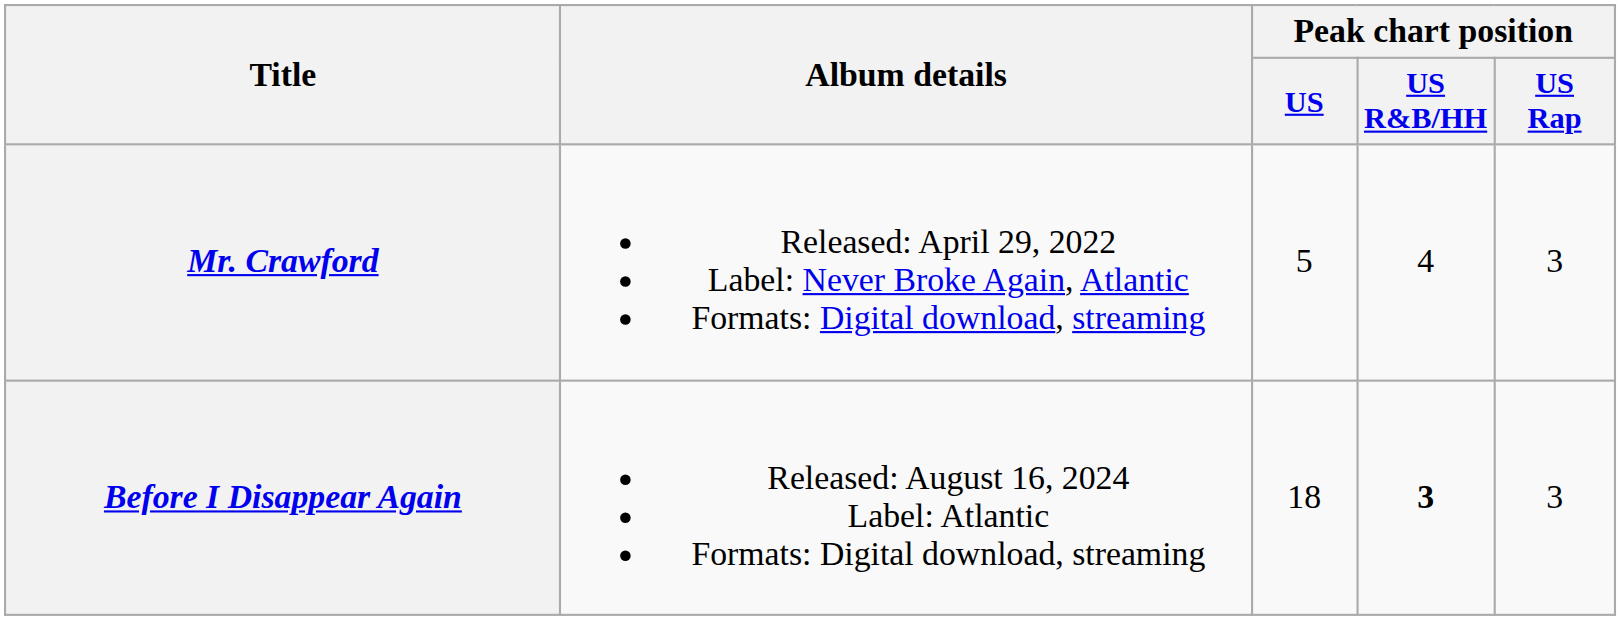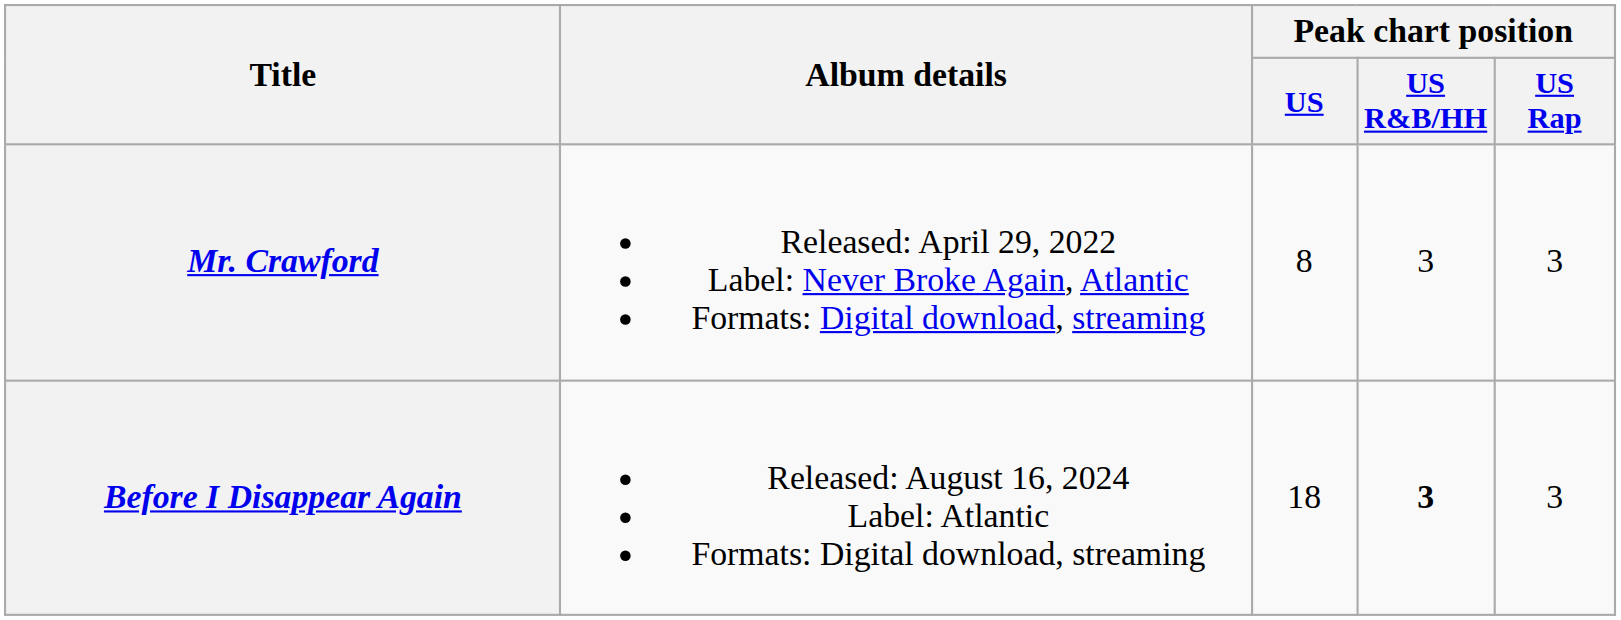(1304, 261) 5 -> (1304, 261) 8
(1426, 261) 4 -> (1426, 261) 3
